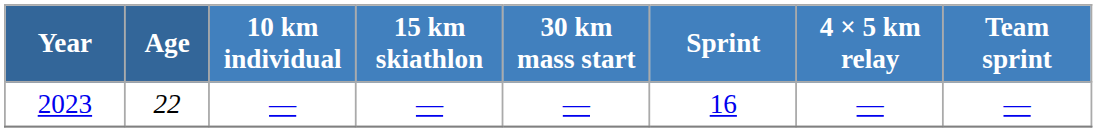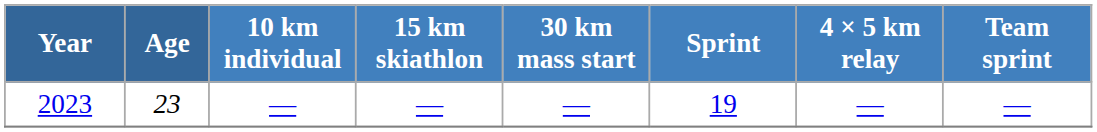(167, 104) 22 -> (167, 104) 23
(723, 104) 16 -> (723, 104) 19
